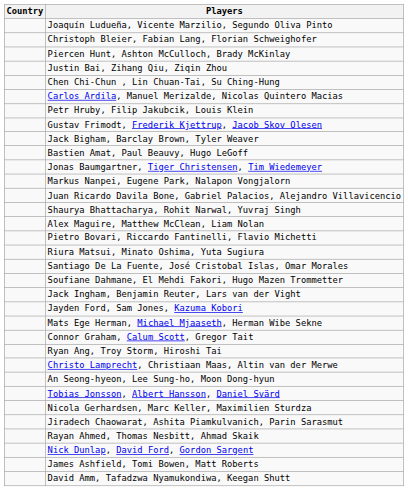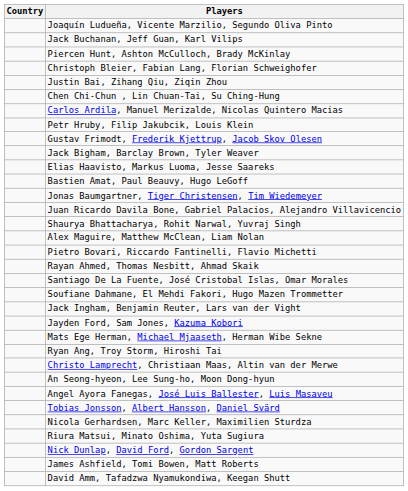+ row: (145, 40)
rows swapped: (182, 40) <-> (169, 54)
+ row: (161, 167)
- row: (169, 182)
rows swapped: (156, 252) <-> (153, 436)
- row: (151, 337)
+ row: (190, 394)
- row: (195, 422)
